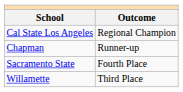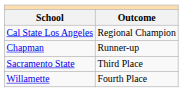(122, 63) Fourth Place -> (120, 63) Third Place
(120, 79) Third Place -> (122, 79) Fourth Place
